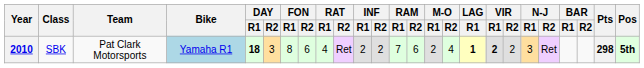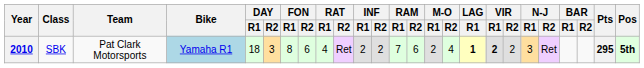(254, 49) bold -> (254, 49) normal
(605, 49) 298 -> (605, 49) 295
